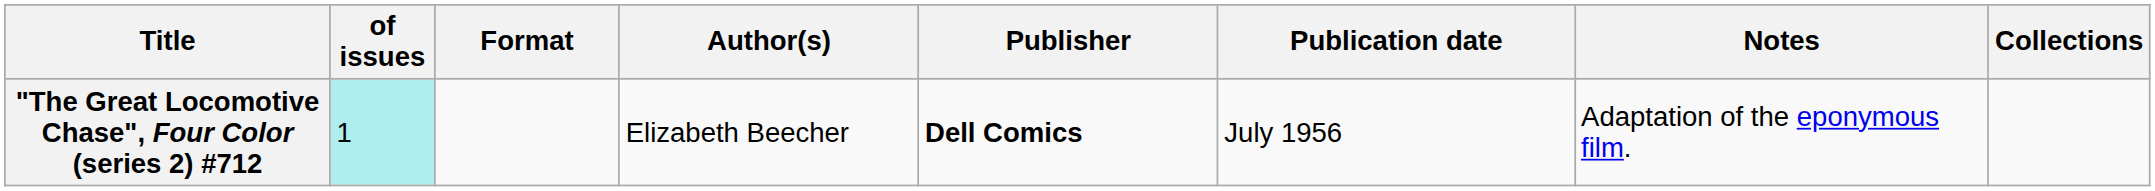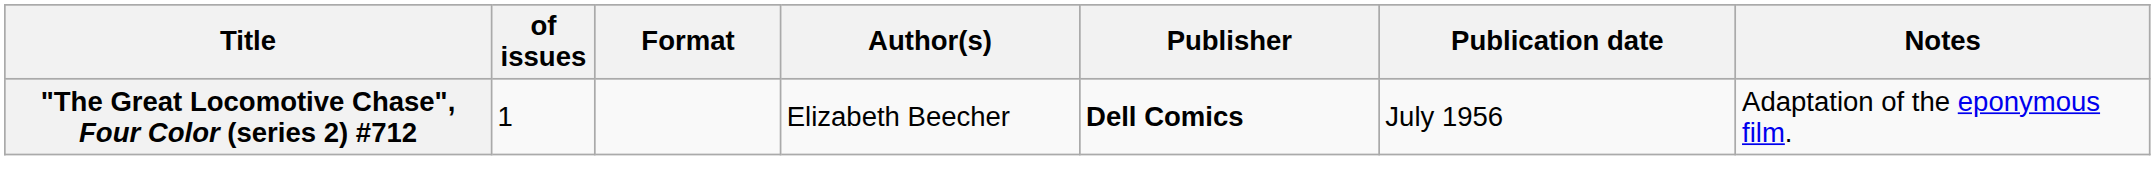- column: (2069, 41)
(344, 131) paleturquoise background -> (505, 116) no background
